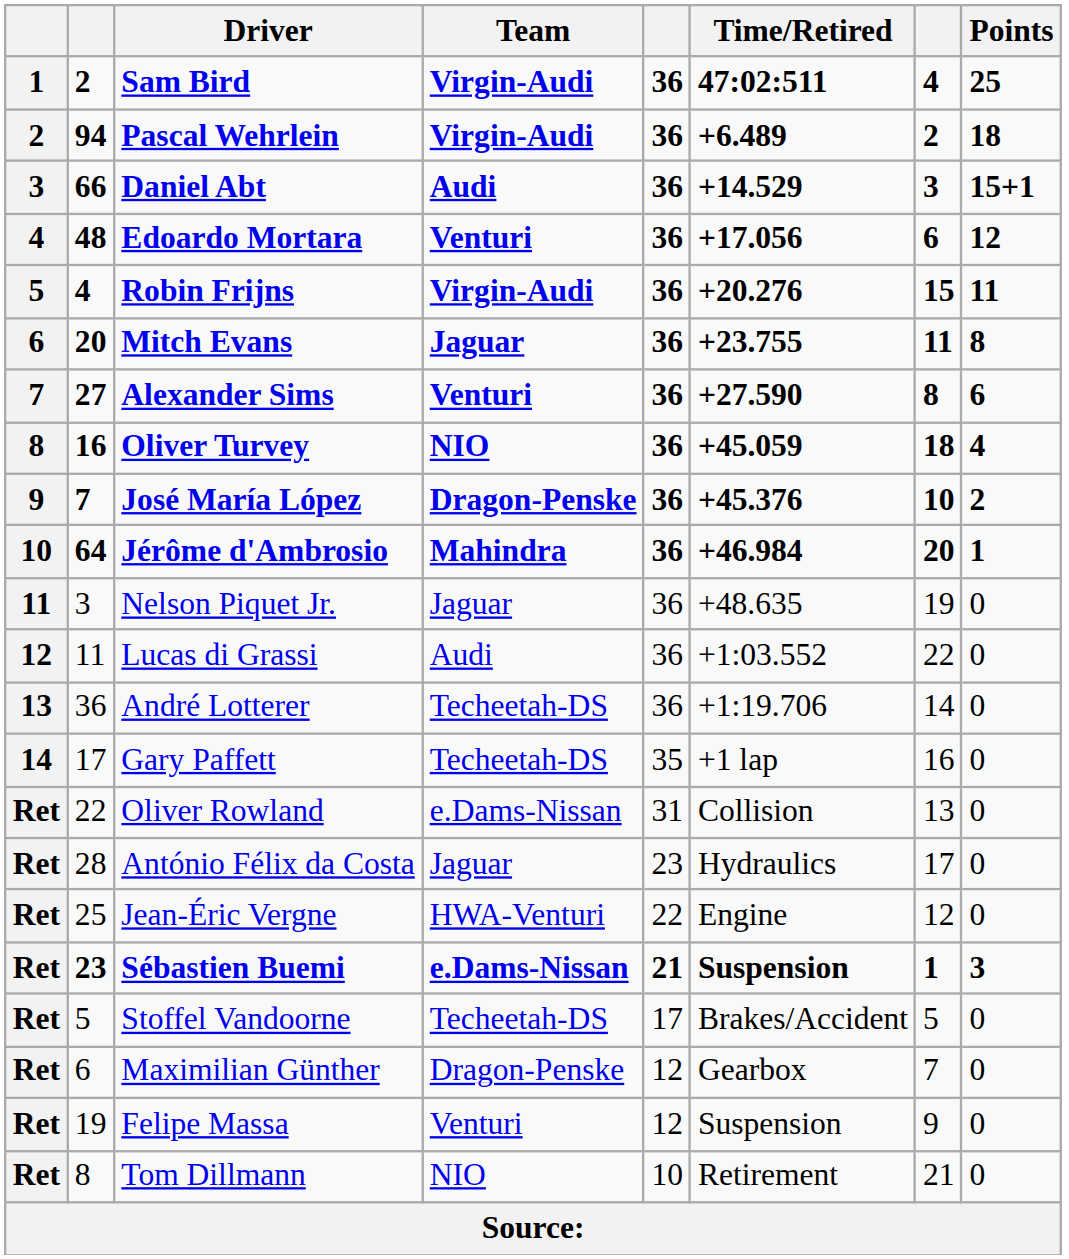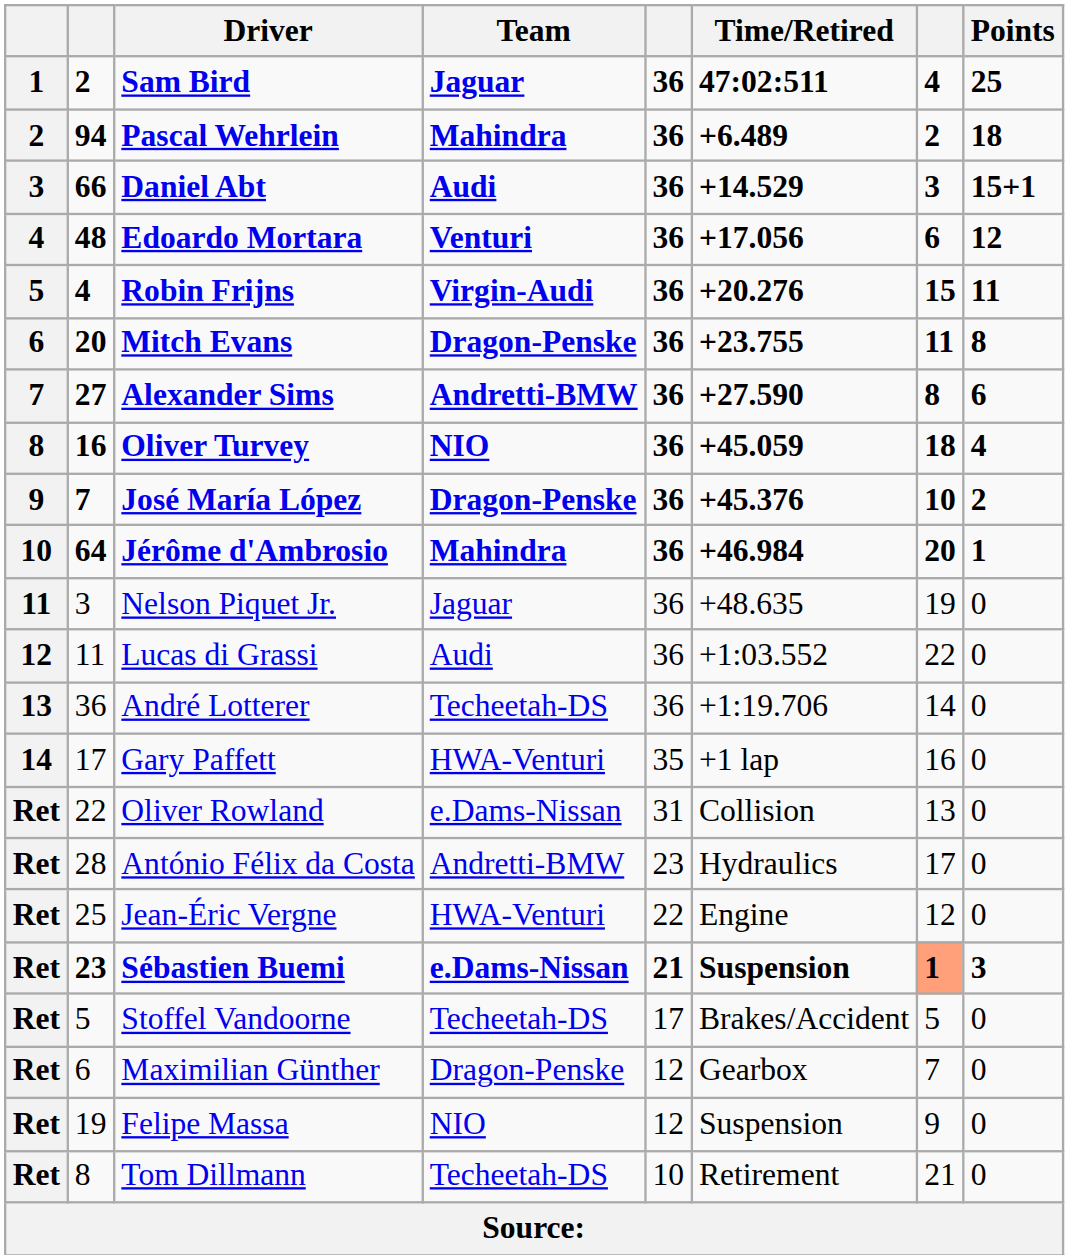(512, 82) Virgin-Audi -> (477, 82) Jaguar
(512, 134) Virgin-Audi -> (498, 134) Mahindra
(477, 342) Jaguar -> (533, 342) Dragon-Penske
(481, 394) Venturi -> (534, 394) Andretti-BMW
(519, 758) Techeetah-DS -> (517, 758) HWA-Venturi
(471, 863) Jaguar -> (527, 863) Andretti-BMW
(931, 967) no background -> (932, 967) lightsalmon background
(476, 1123) Venturi -> (458, 1123) NIO
(458, 1175) NIO -> (519, 1175) Techeetah-DS
